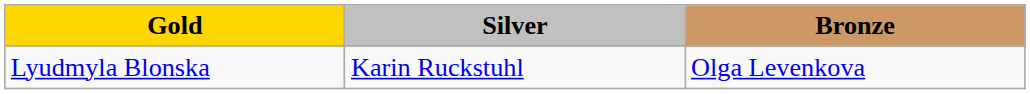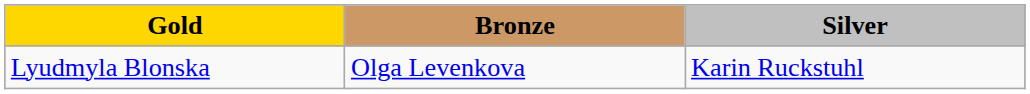columns swapped: (515, 25) <-> (855, 25)
